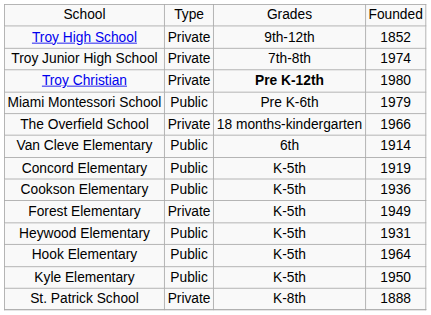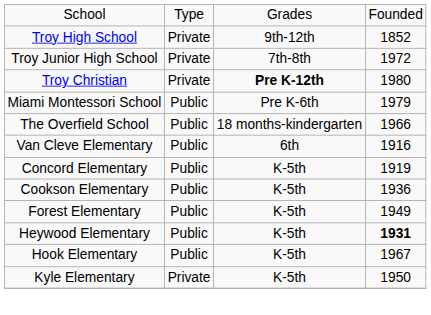(396, 59) 1974 -> (396, 59) 1972
(189, 124) Private -> (189, 124) Public
(396, 146) 1914 -> (396, 146) 1916
(189, 211) Private -> (189, 211) Public
(396, 233) normal -> (396, 233) bold
(396, 255) 1964 -> (396, 255) 1967
(189, 277) Public -> (189, 277) Private
- row: (84, 299)
